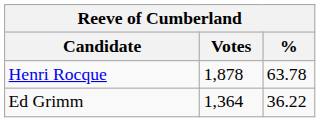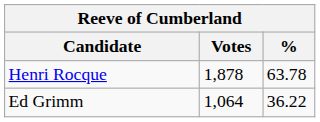(224, 102) 1,364 -> (224, 102) 1,064
